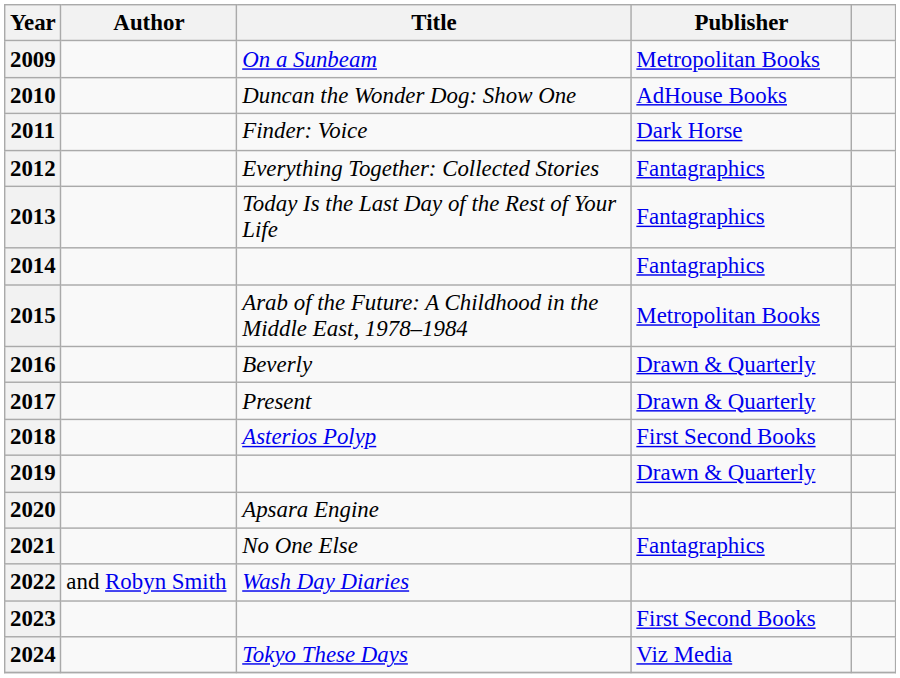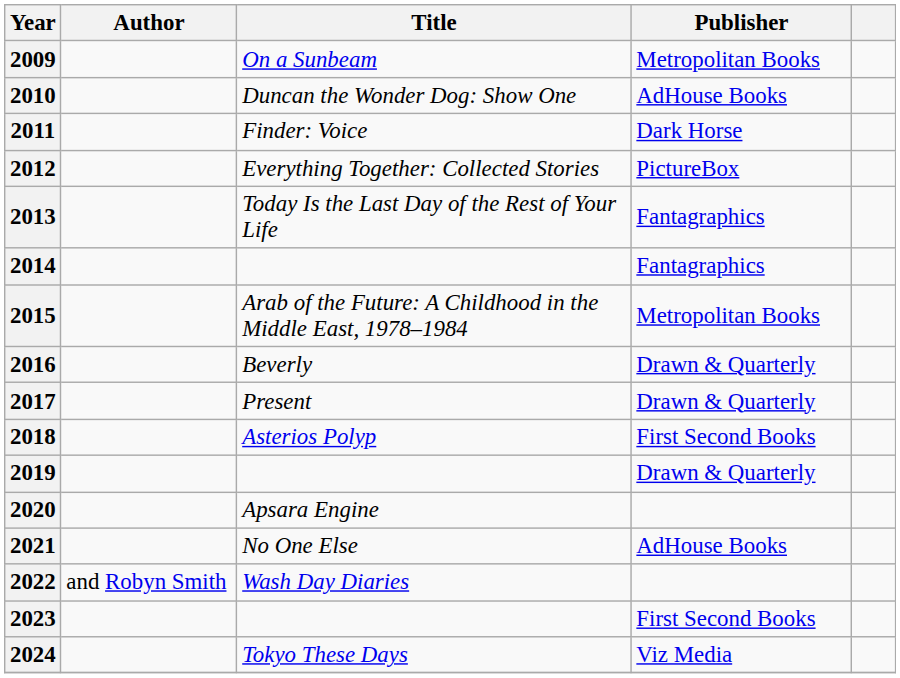(701, 167) Fantagraphics -> (688, 167) PictureBox
(701, 545) Fantagraphics -> (712, 545) AdHouse Books
